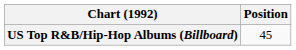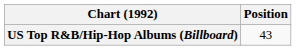(266, 34) 45 -> (266, 34) 43
